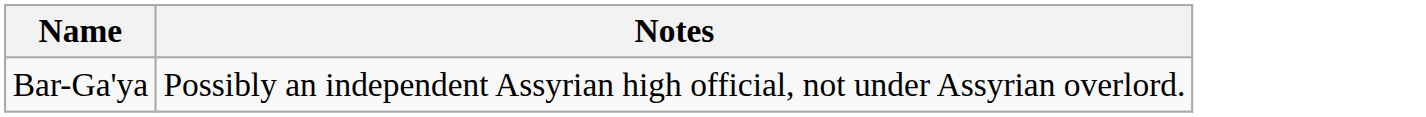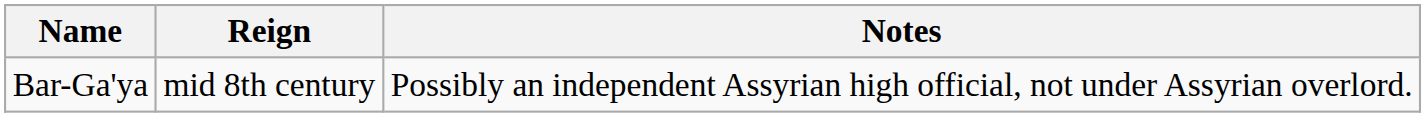+ column: (269, 31)
